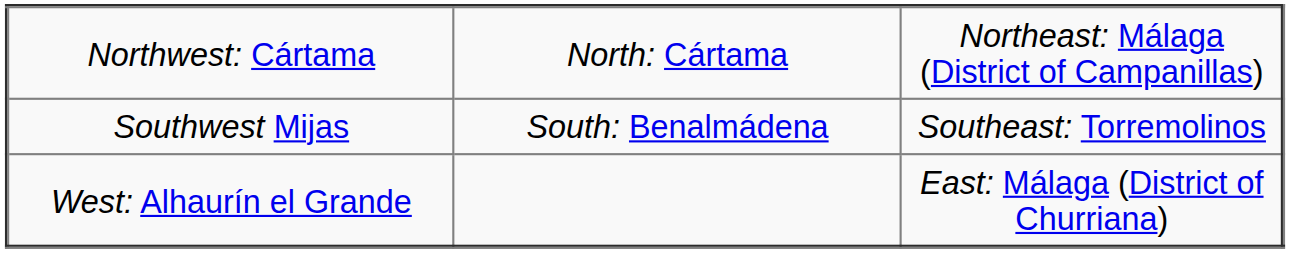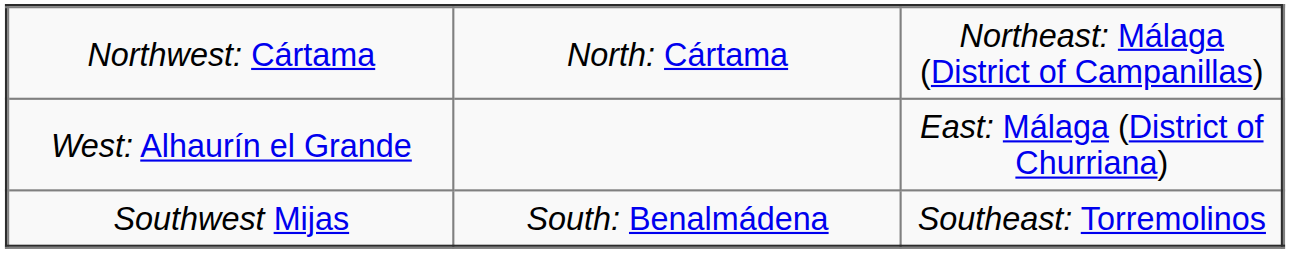rows swapped: (231, 200) <-> (231, 126)
